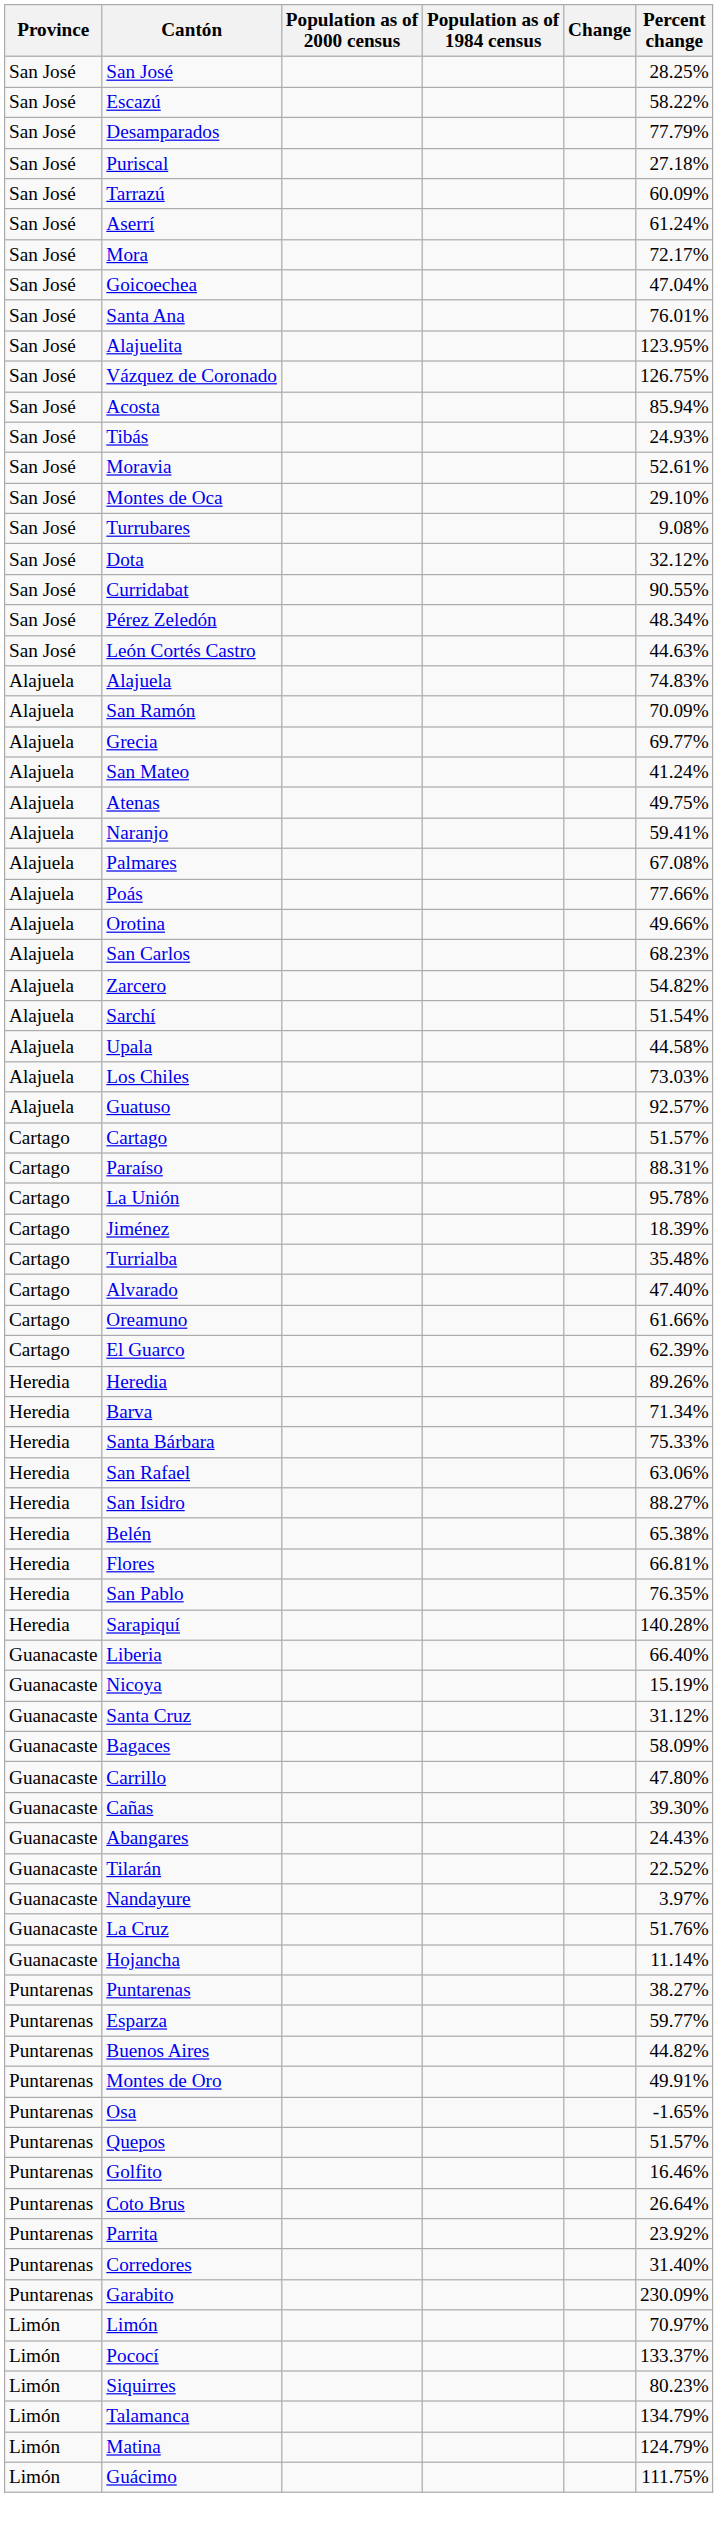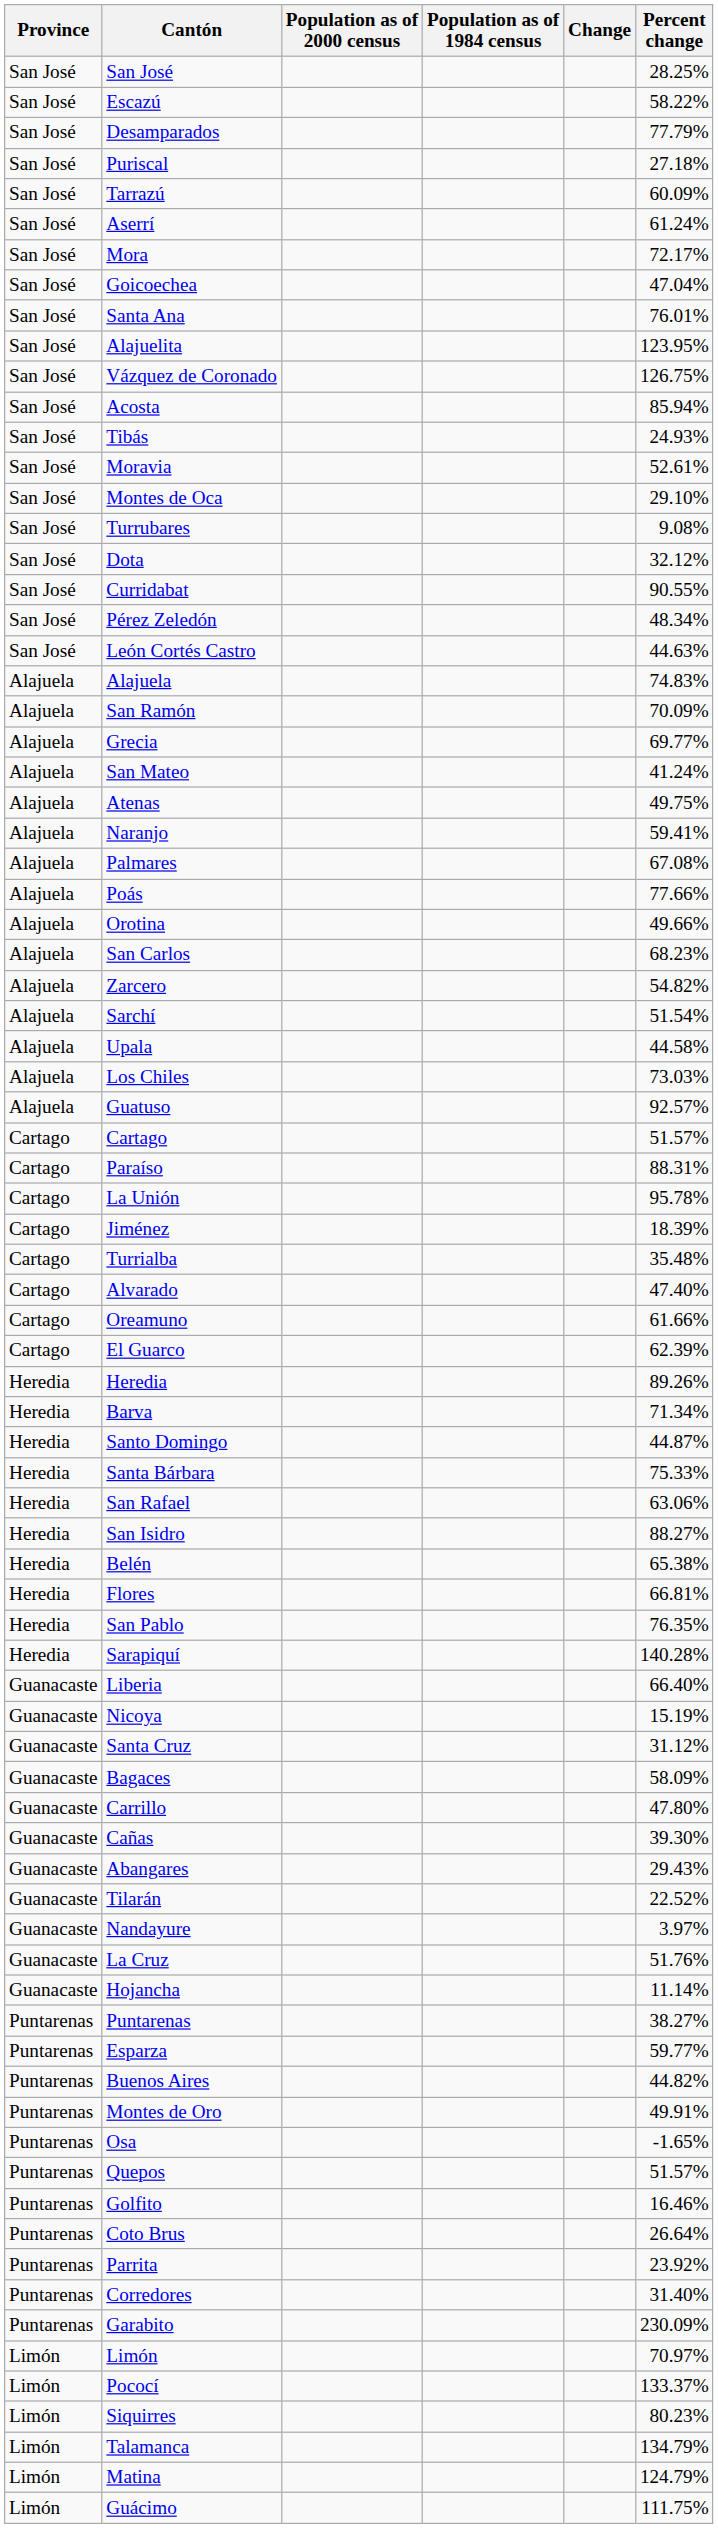+ row: (167, 1442)
(679, 1837) 24.43% -> (679, 1868) 29.43%
